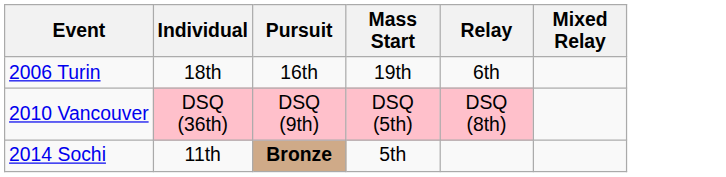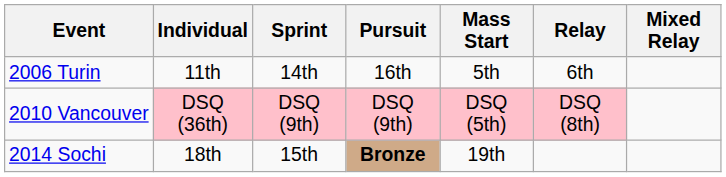+ column: (299, 30)
(203, 72) 18th -> (203, 72) 11th
(393, 72) 19th -> (486, 72) 5th
(203, 155) 11th -> (203, 155) 18th
(393, 155) 5th -> (486, 155) 19th
